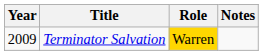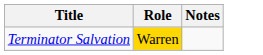- column: (22, 15)
